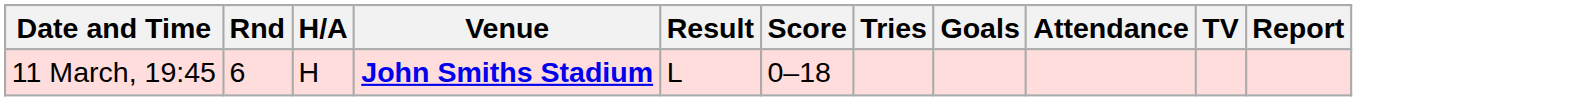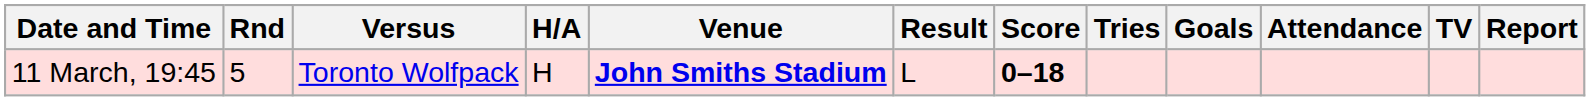+ column: (409, 27)
(237, 72) 6 -> (237, 72) 5
(799, 72) normal -> (1033, 72) bold
